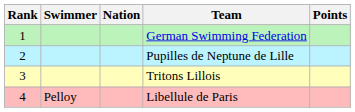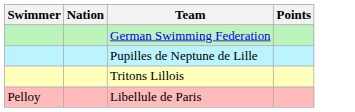- column: (23, 14)
